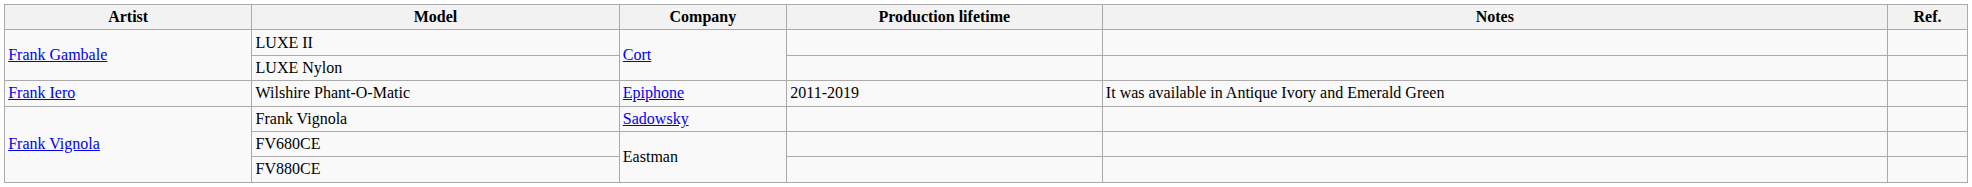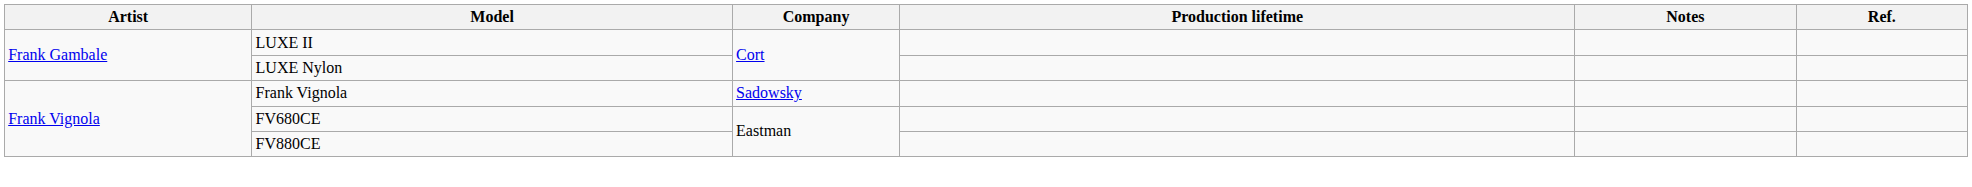- row: (333, 93)
